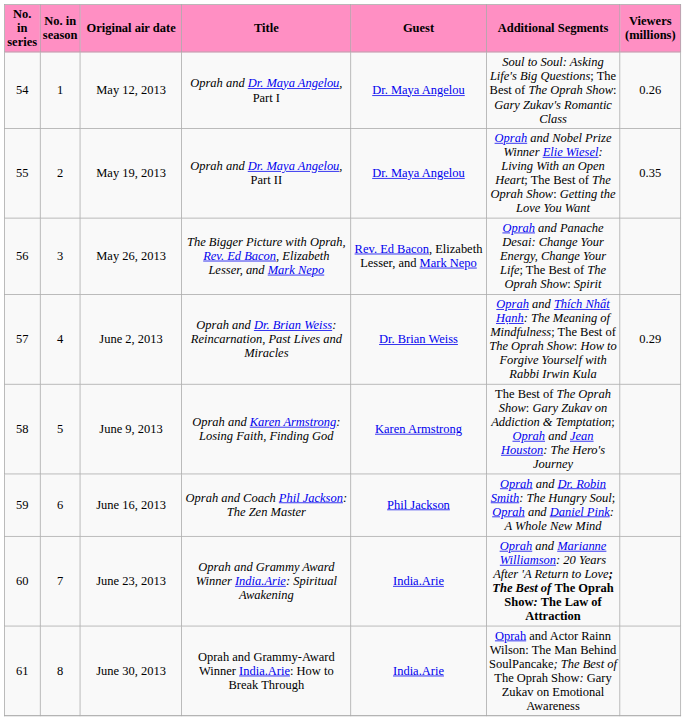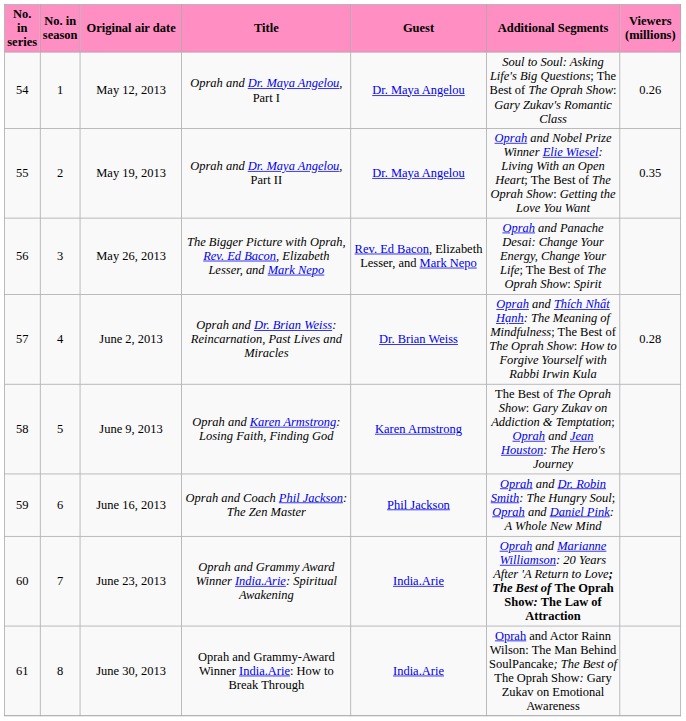(650, 339) 0.29 -> (650, 339) 0.28
